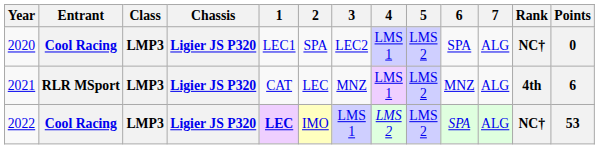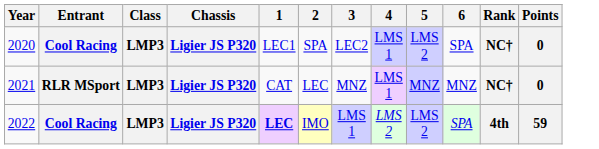- column: (495, 15)
(423, 84) LMS 2 -> (425, 84) MNZ
(532, 84) 4th -> (499, 84) NC†
(573, 84) 6 -> (540, 84) 0
(532, 123) NC† -> (499, 123) 4th
(573, 123) 53 -> (540, 123) 59
